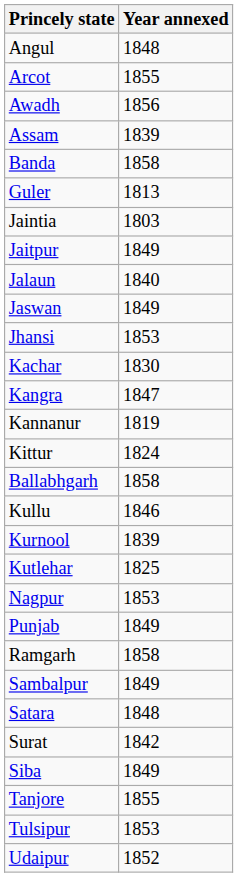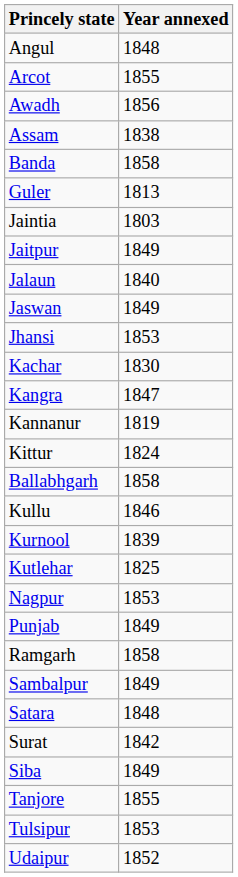(141, 134) 1839 -> (141, 134) 1838
